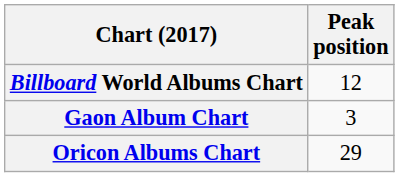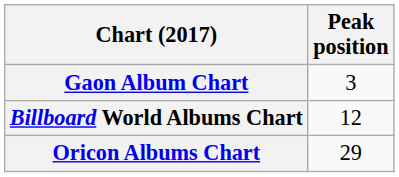rows swapped: (156, 82) <-> (156, 117)
